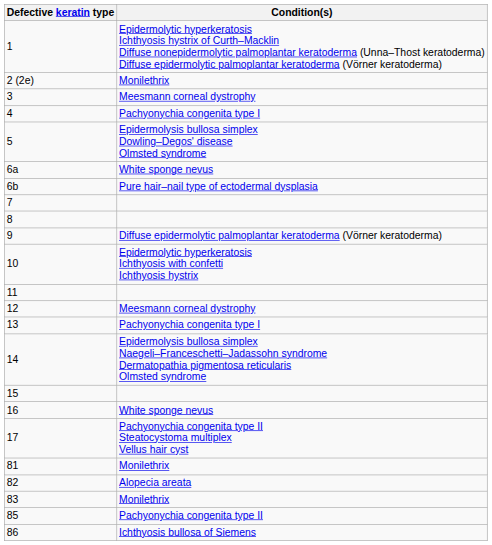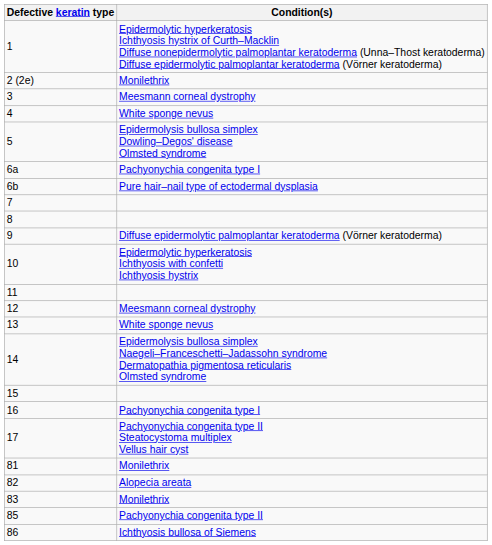(190, 113) Pachyonychia congenita type I -> (166, 113) White sponge nevus
(166, 170) White sponge nevus -> (190, 170) Pachyonychia congenita type I
(190, 325) Pachyonychia congenita type I -> (166, 325) White sponge nevus
(166, 410) White sponge nevus -> (190, 410) Pachyonychia congenita type I
